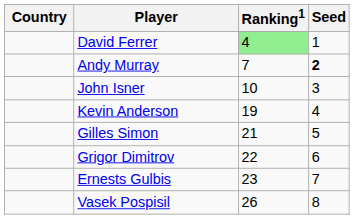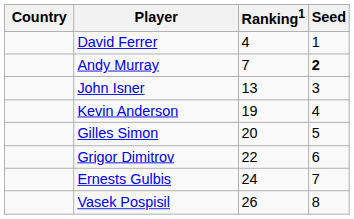(246, 42) lightgreen background -> (246, 42) no background
(250, 88) 10 -> (250, 88) 13
(250, 134) 21 -> (250, 134) 20
(250, 179) 23 -> (250, 179) 24
